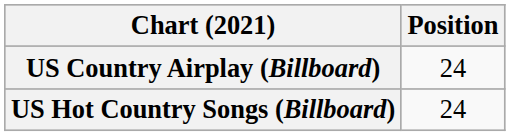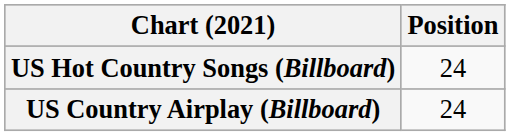rows swapped: (203, 67) <-> (203, 109)
